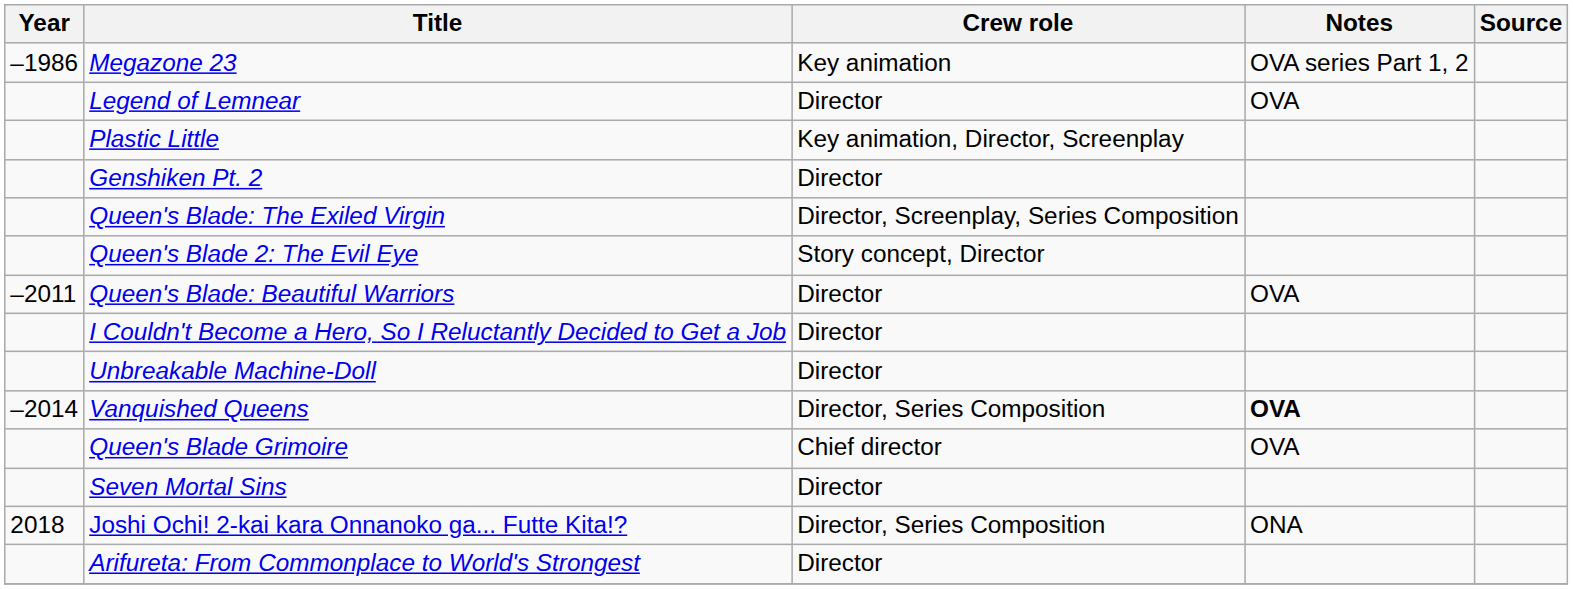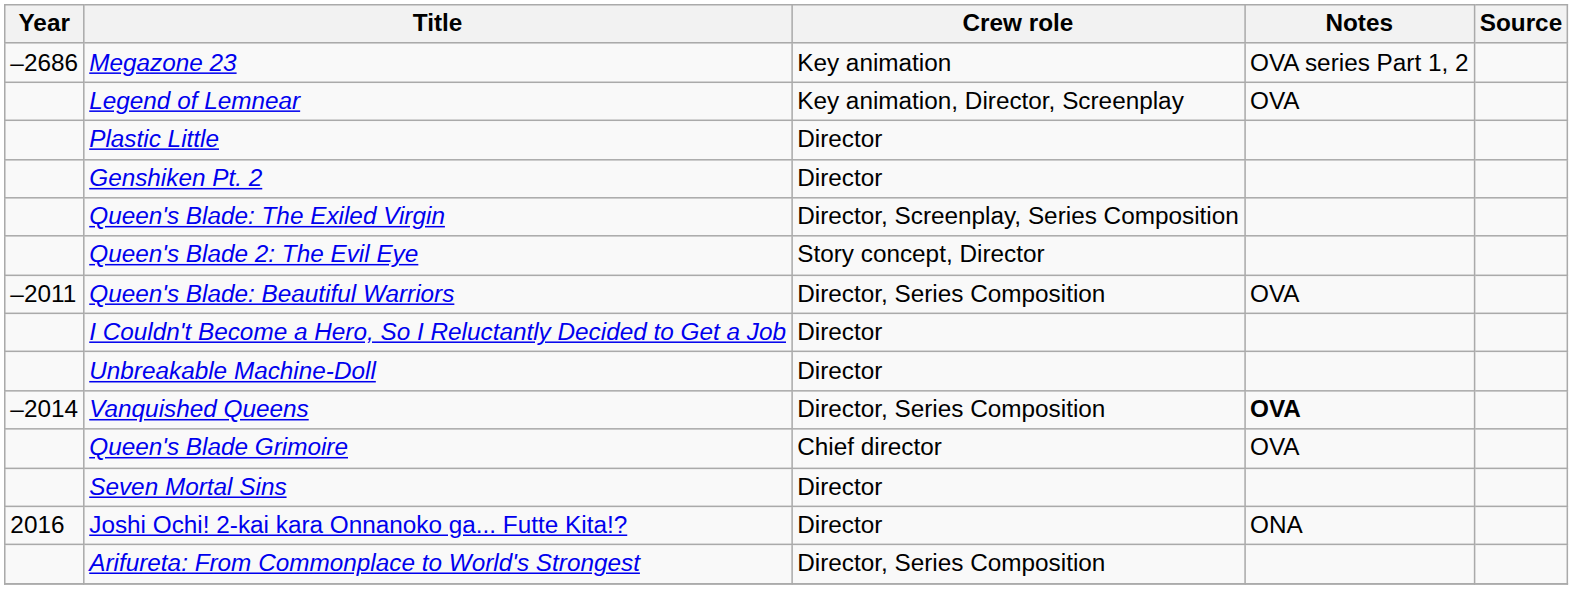(44, 62) –1986 -> (44, 62) –2686
(840, 100) Director -> (991, 100) Key animation, Director, Screenplay
(991, 139) Key animation, Director, Screenplay -> (840, 139) Director
(840, 293) Director -> (951, 293) Director, Series Composition
(37, 525) 2018 -> (37, 525) 2016
(951, 525) Director, Series Composition -> (840, 525) Director
(840, 563) Director -> (951, 563) Director, Series Composition
